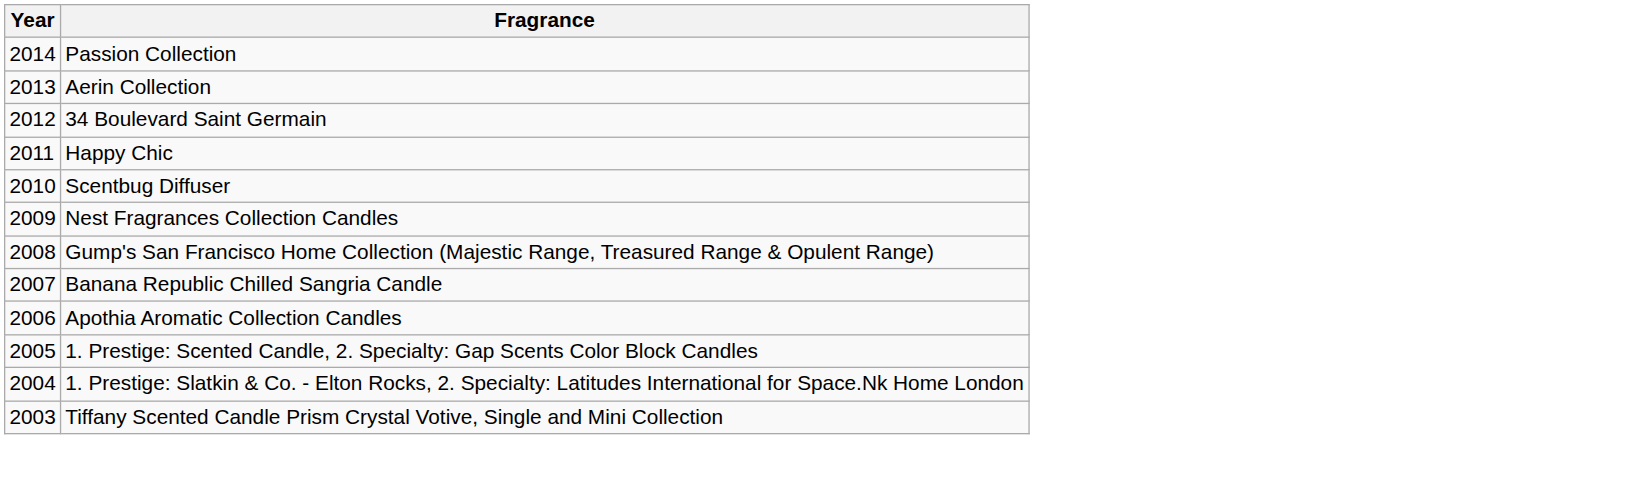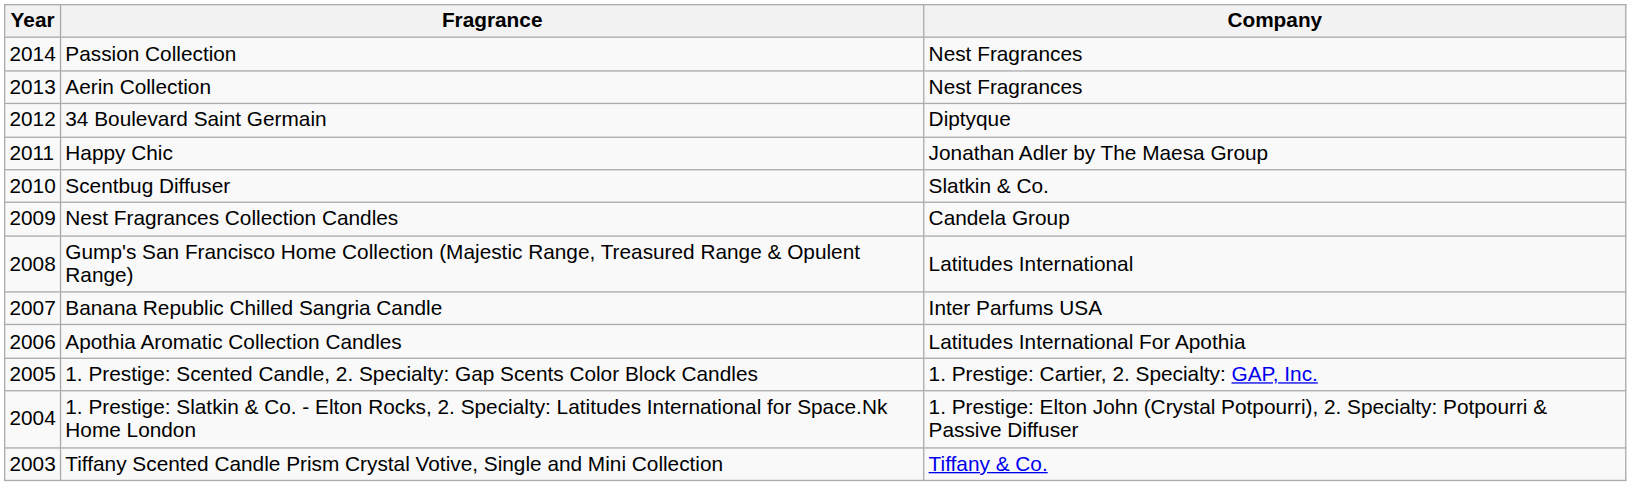+ column: (1275, 20)
